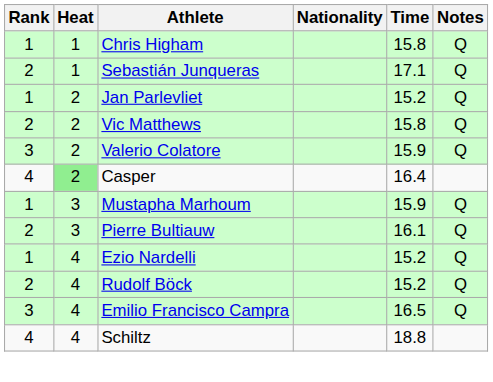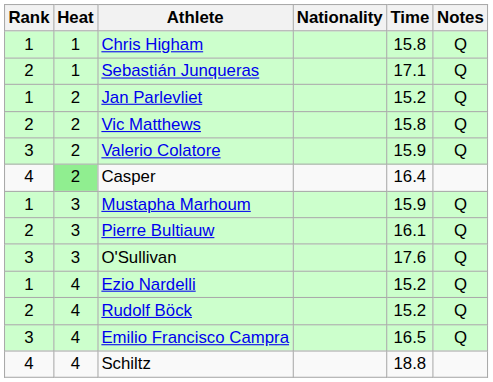+ row: (139, 257)
